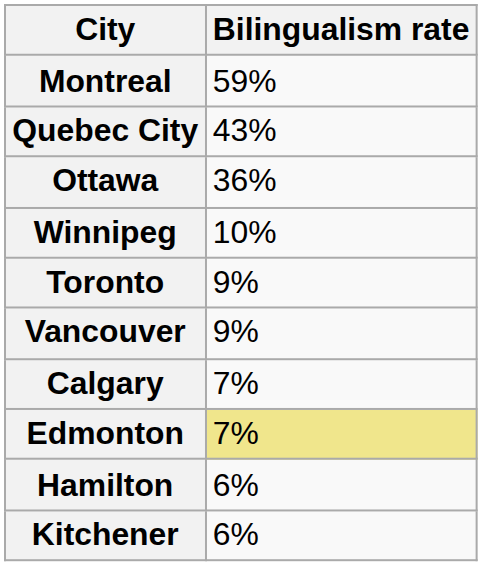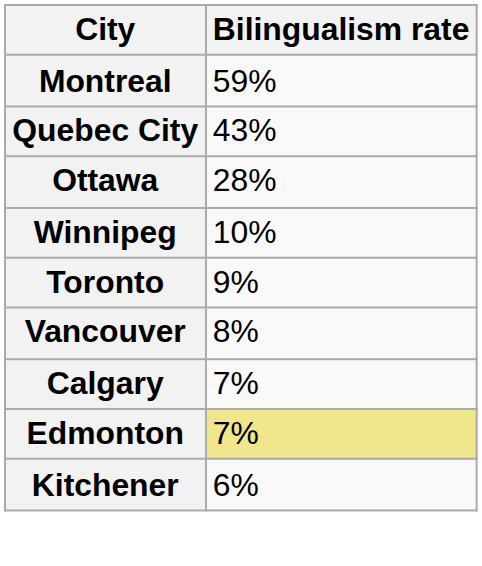(245, 181) 36% -> (245, 181) 28%
(236, 332) 9% -> (236, 332) 8%
- row: (105, 484)
